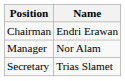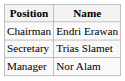rows swapped: (27, 48) <-> (28, 66)
